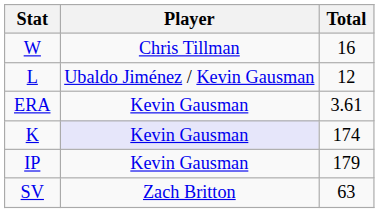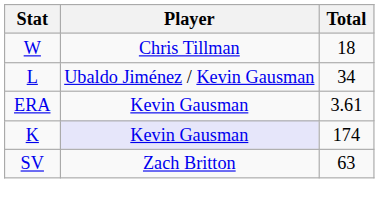(346, 47) 16 -> (346, 47) 18
(346, 76) 12 -> (346, 76) 34
- row: (32, 163)
